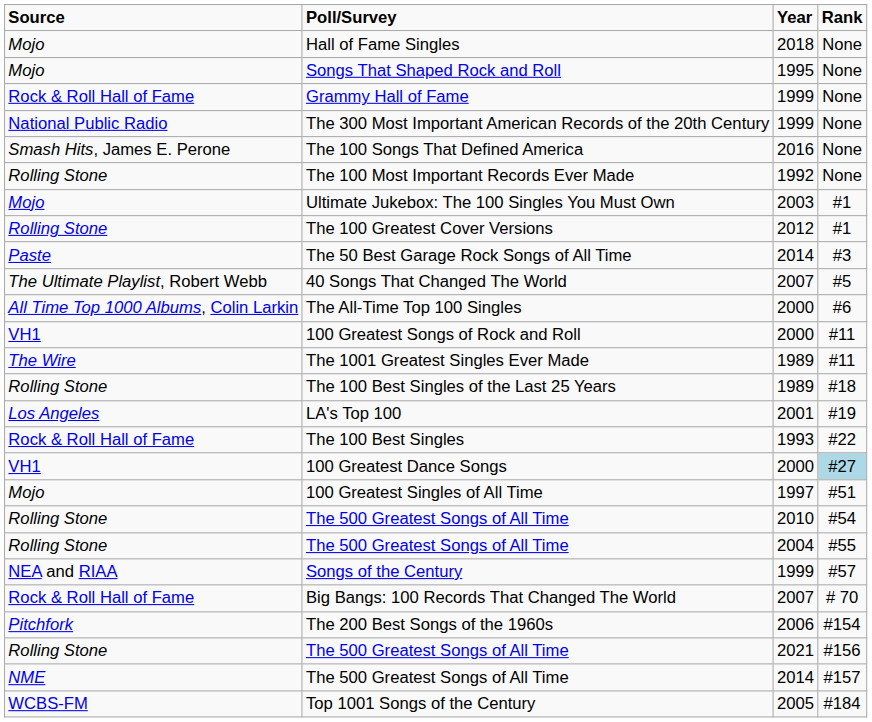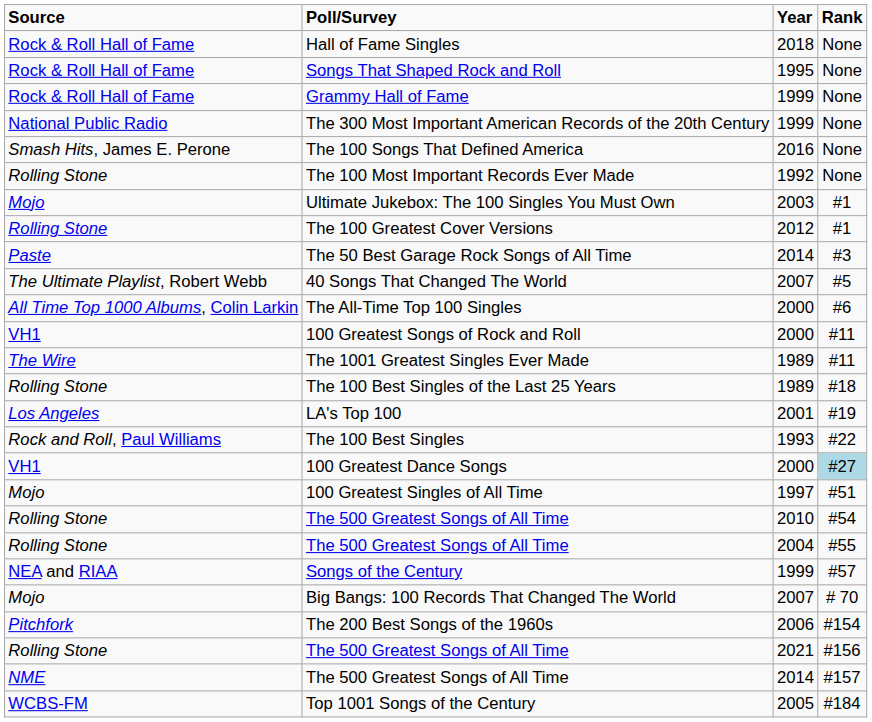(26, 44) Mojo -> (101, 44) Rock & Roll Hall of Fame
(26, 70) Mojo -> (101, 70) Rock & Roll Hall of Fame
(101, 439) Rock & Roll Hall of Fame -> (115, 439) Rock and Roll, Paul Williams
(101, 598) Rock & Roll Hall of Fame -> (26, 598) Mojo
